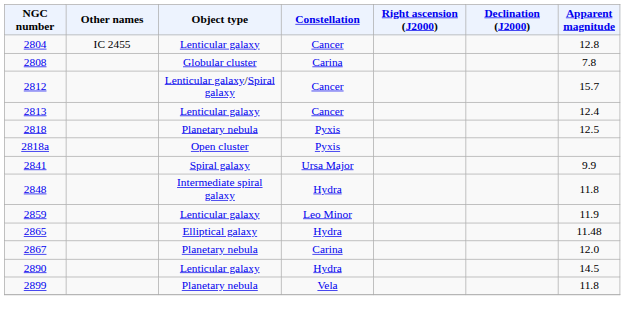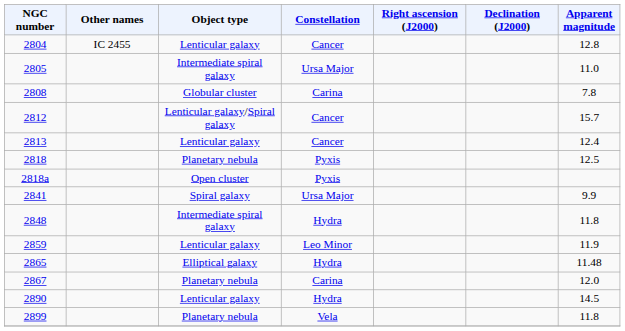+ row: (35, 68)
